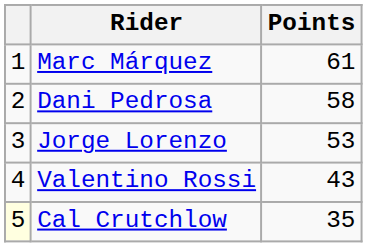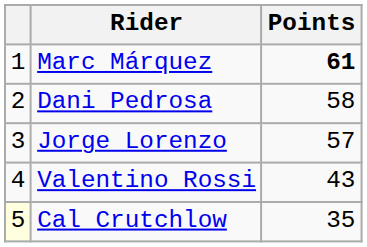(341, 64) normal -> (341, 64) bold
(341, 143) 53 -> (341, 143) 57
